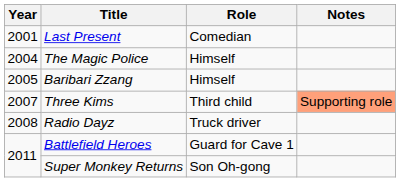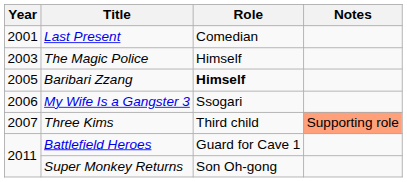(23, 58) 2004 -> (23, 58) 2003
(212, 79) normal -> (221, 79) bold
+ row: (117, 101)
- row: (79, 123)
